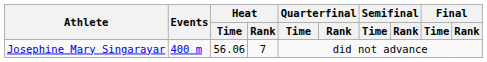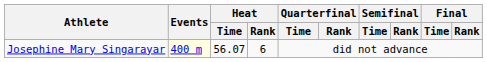(186, 48) no background -> (186, 48) lightyellow background
(229, 48) 56.06 -> (229, 48) 56.07
(263, 48) 7 -> (263, 48) 6
